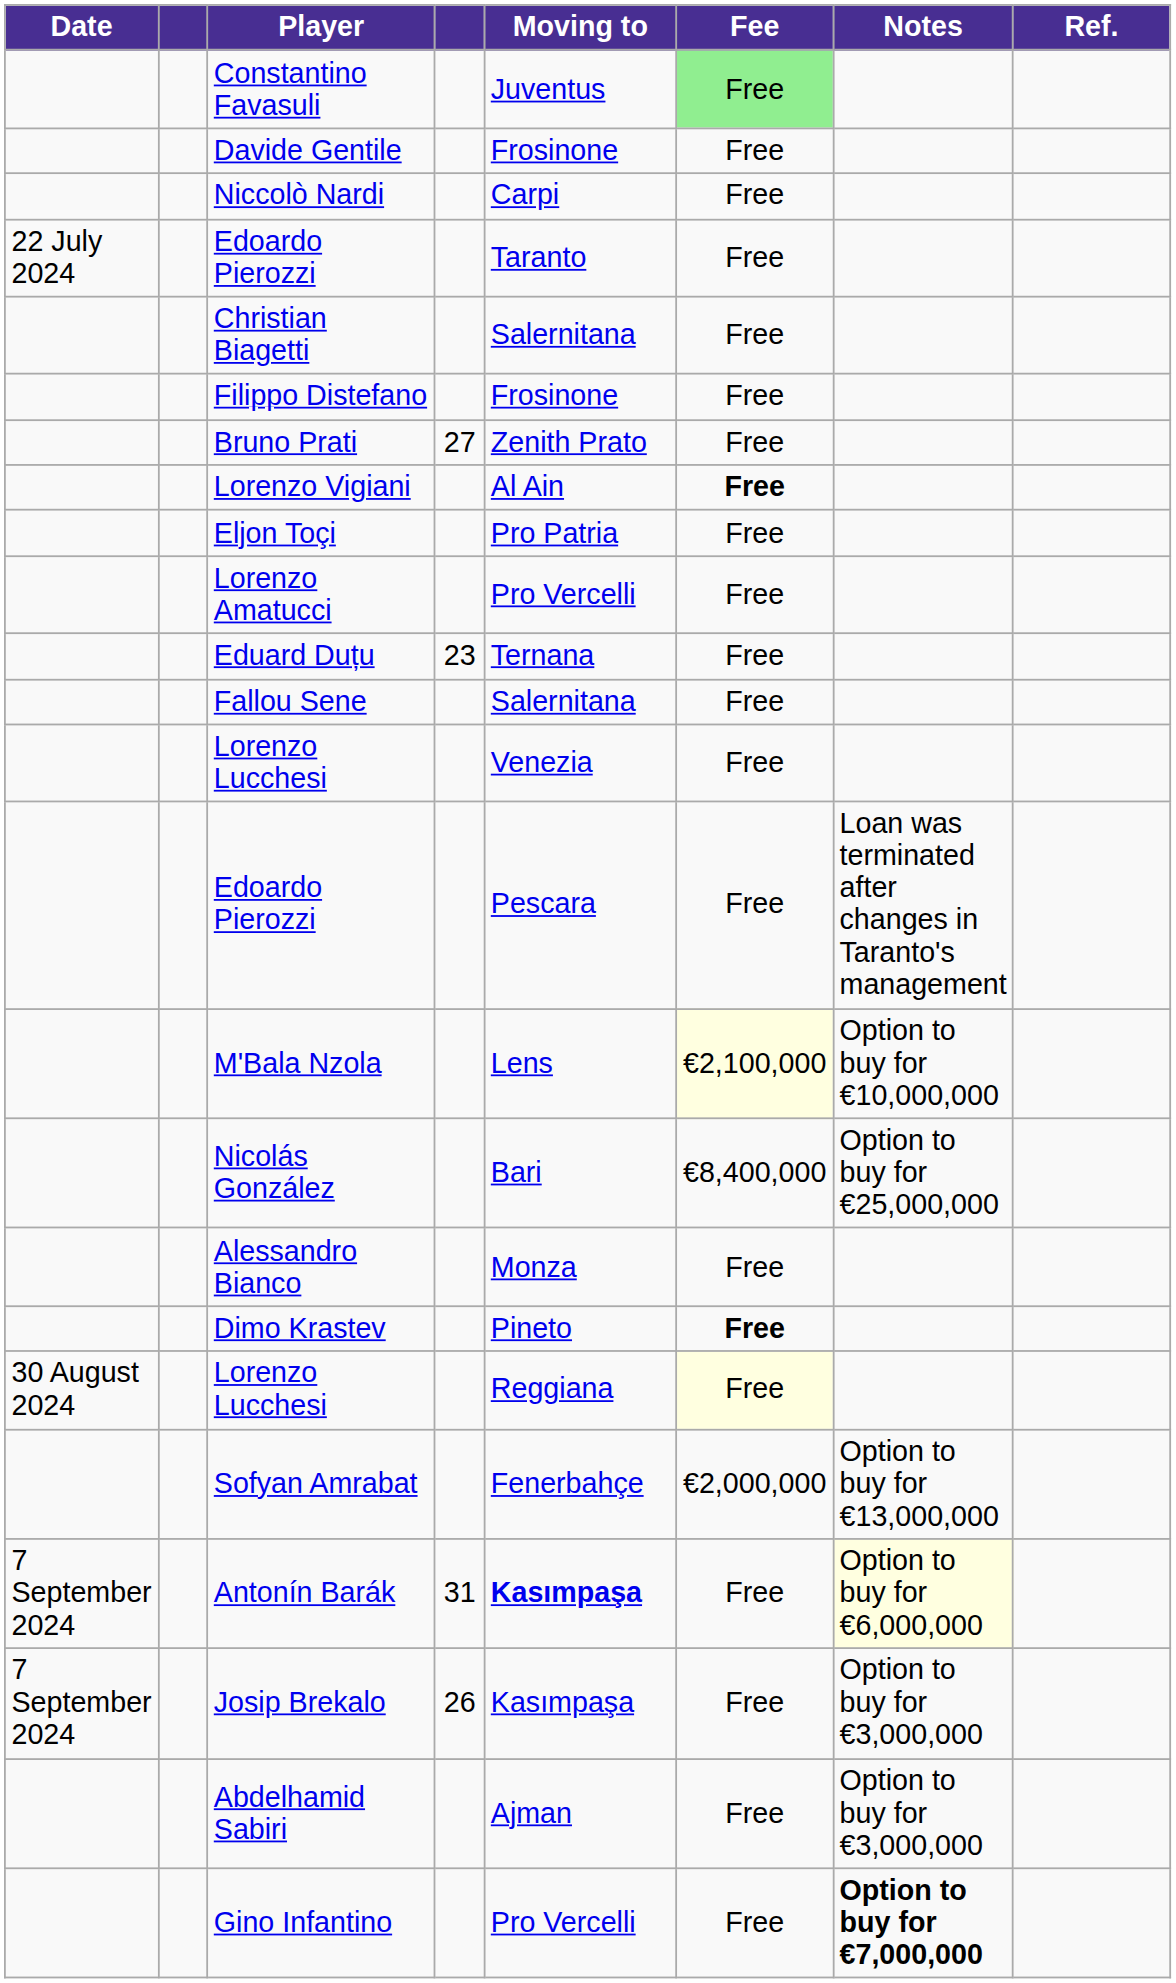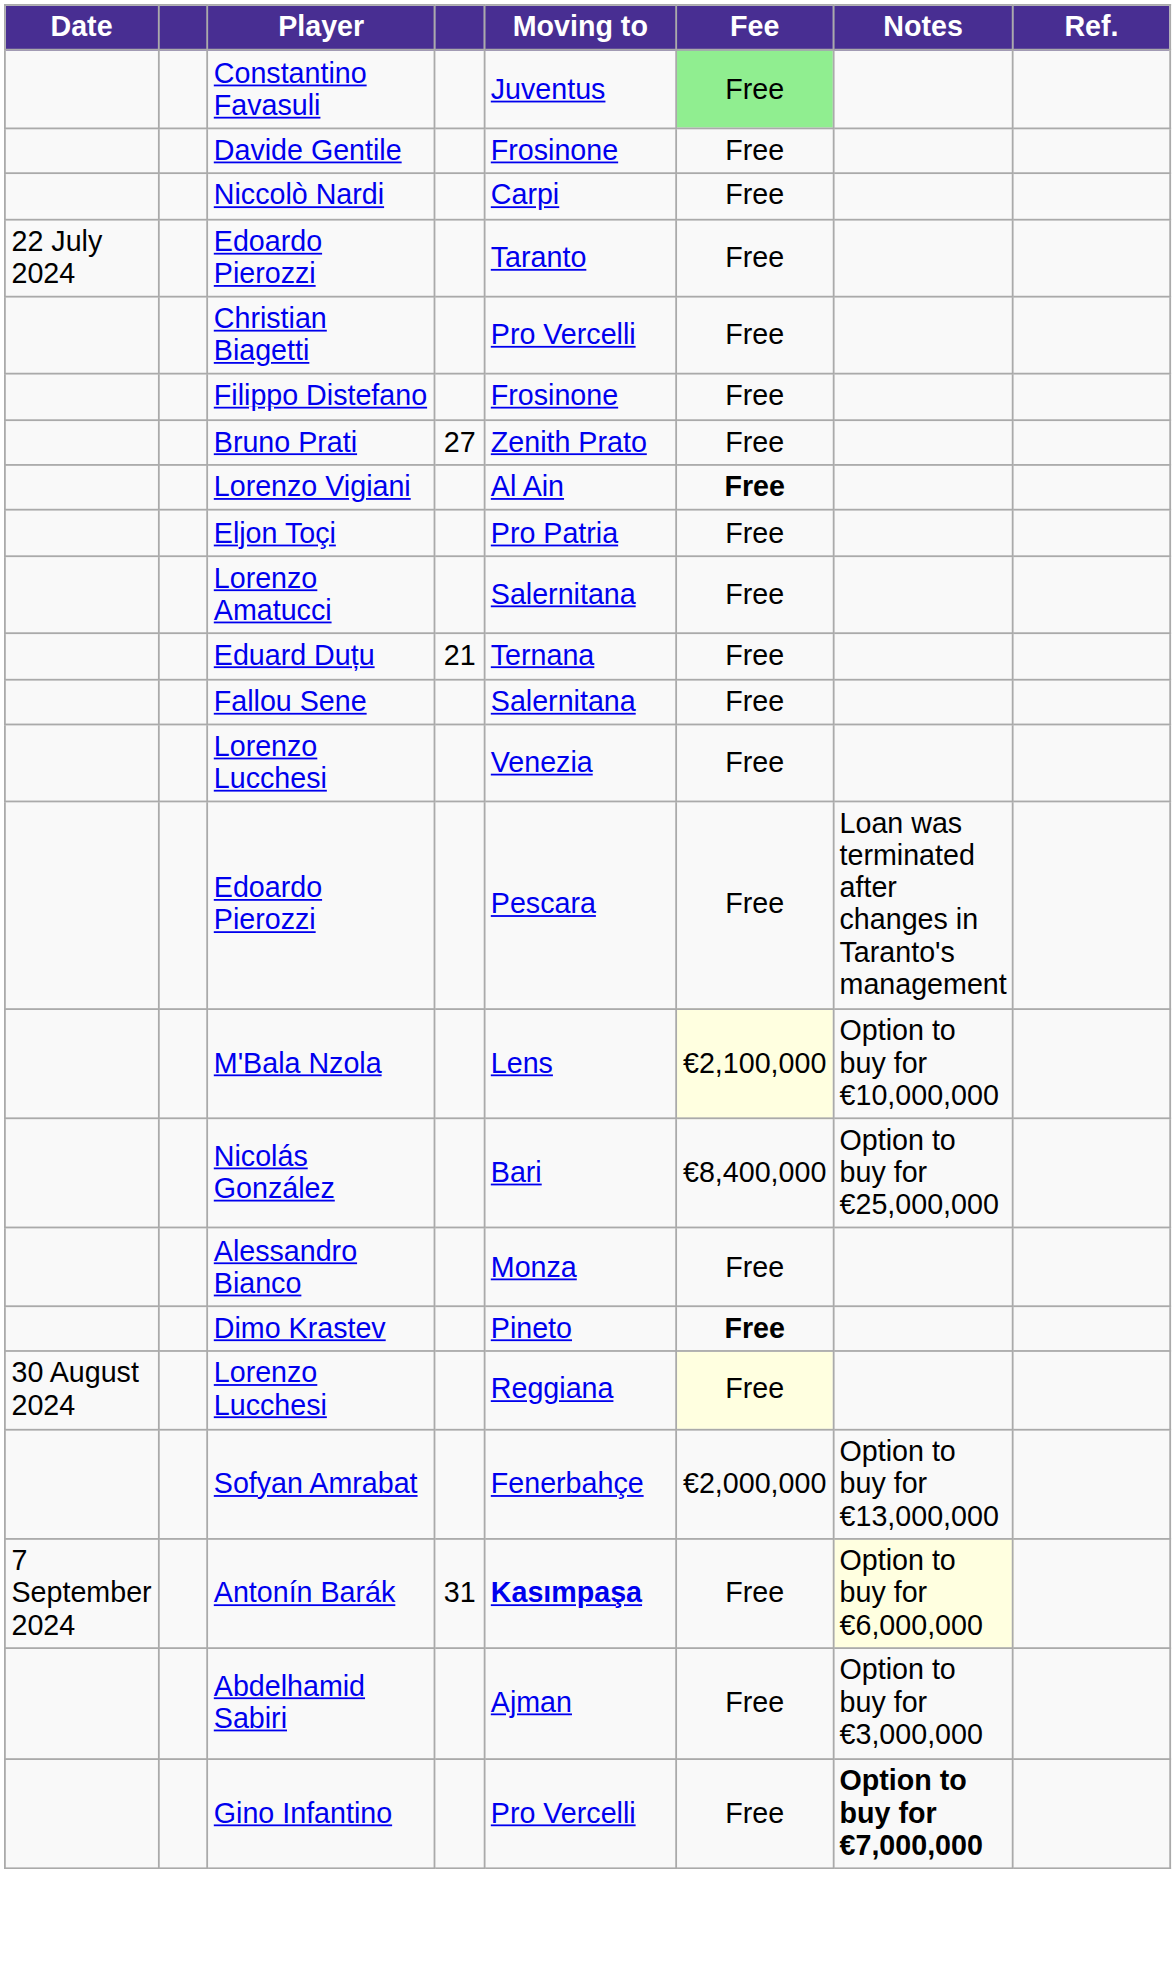(563, 334) Salernitana -> (563, 334) Pro Vercelli
(563, 594) Pro Vercelli -> (563, 594) Salernitana
(460, 655) 23 -> (460, 655) 21
- row: (82, 1703)
